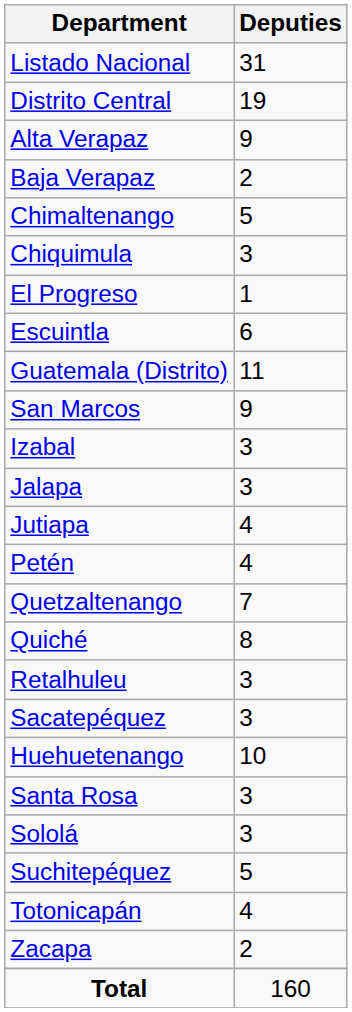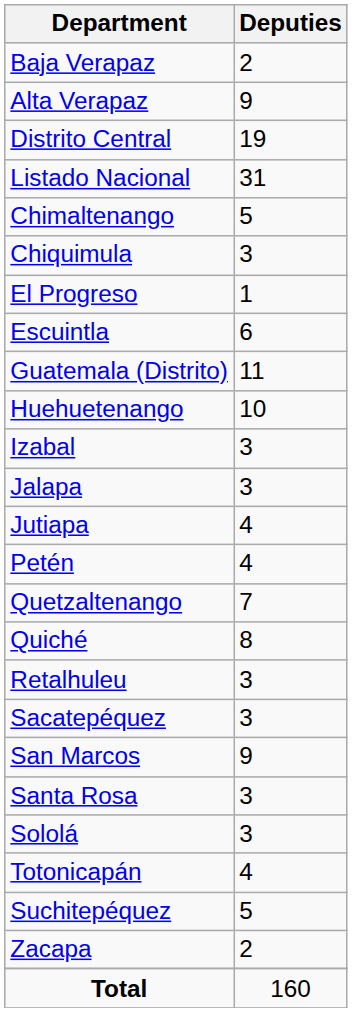rows swapped: (100, 62) <-> (83, 178)
rows swapped: (91, 100) <-> (79, 139)
rows swapped: (97, 756) <-> (75, 409)
rows swapped: (91, 872) <-> (76, 910)
